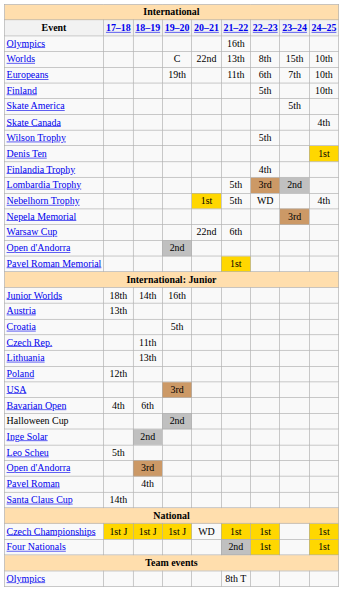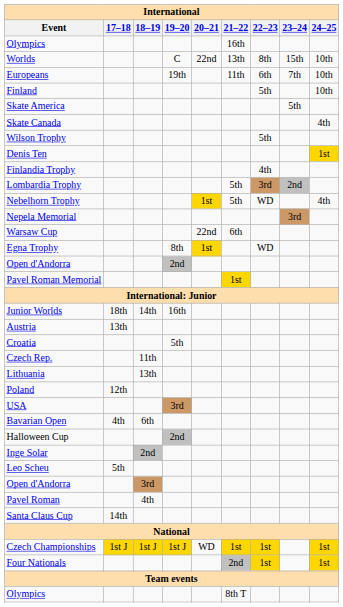+ row: (32, 248)
